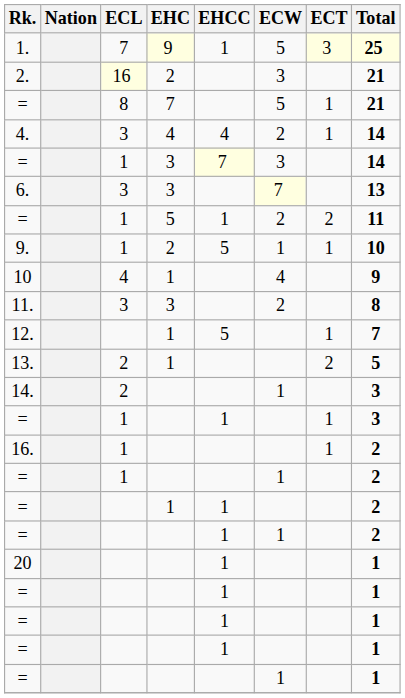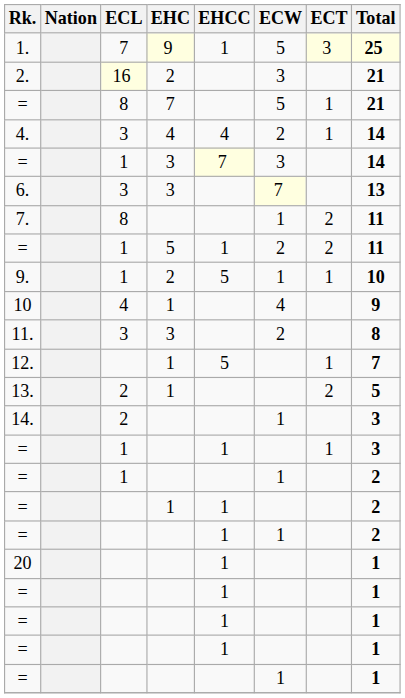+ row: (23, 219)
- row: (23, 448)
